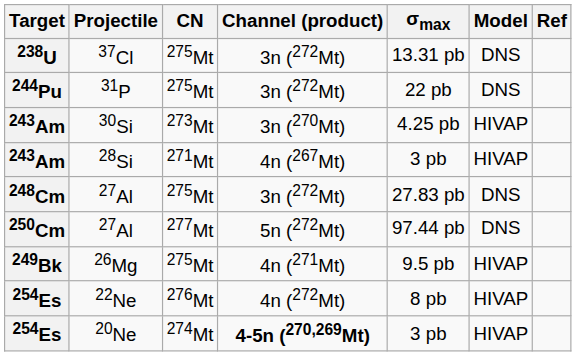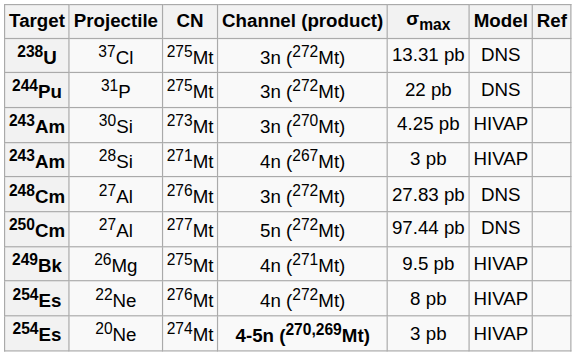(190, 194) 275Mt -> (190, 194) 276Mt
